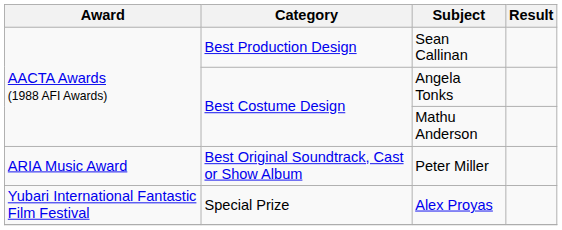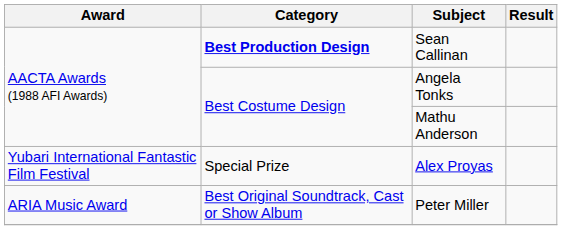(281, 47) normal -> (287, 47) bold
rows swapped: (452, 165) <-> (454, 205)
